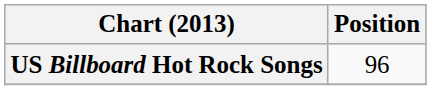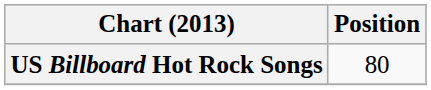(377, 63) 96 -> (377, 63) 80
